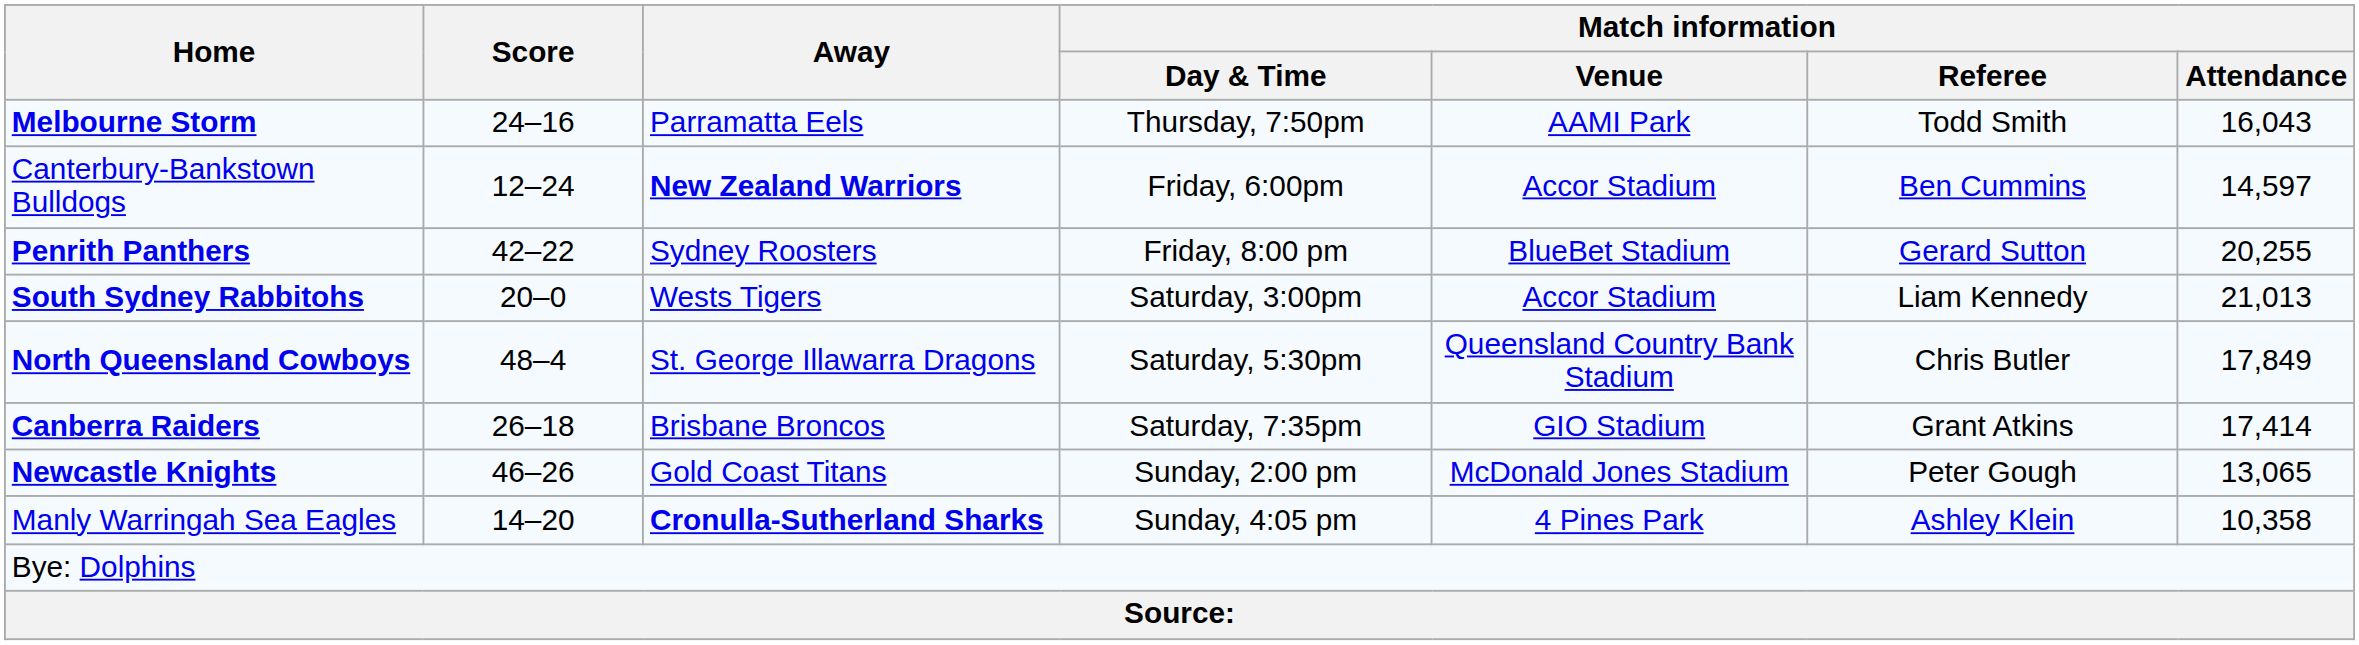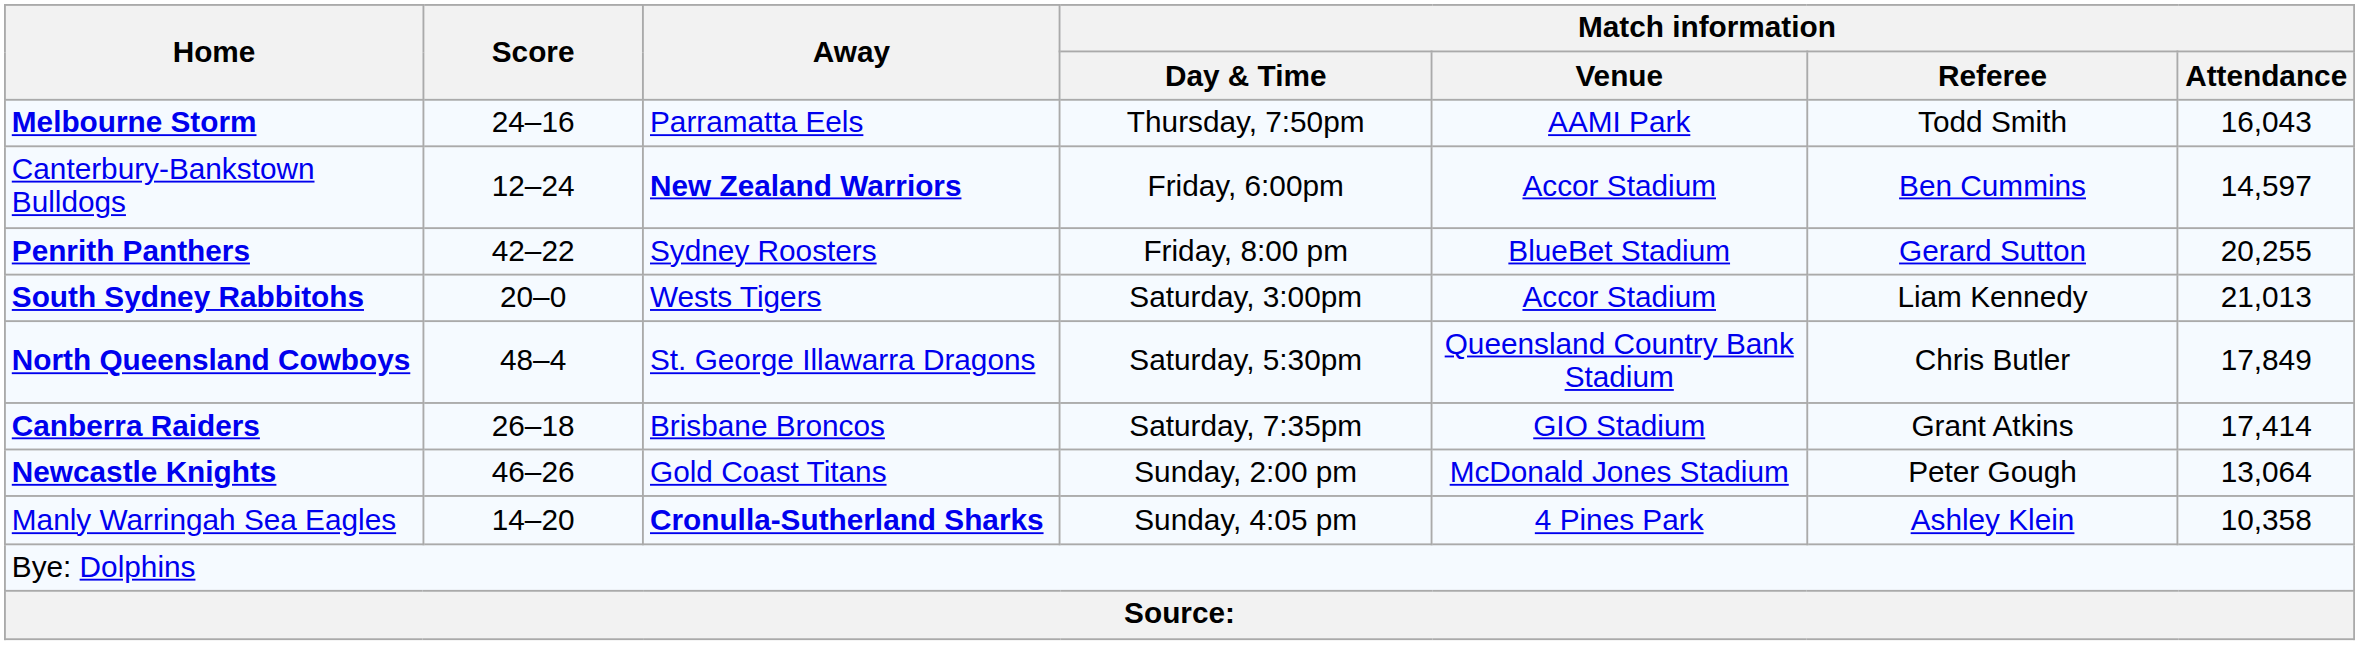(2266, 472) 13,065 -> (2266, 472) 13,064
